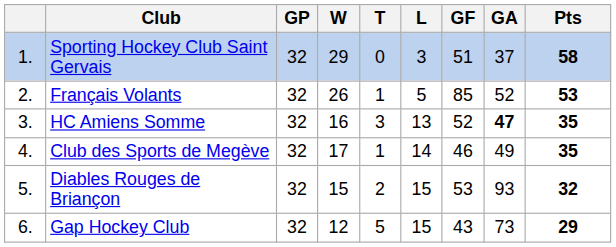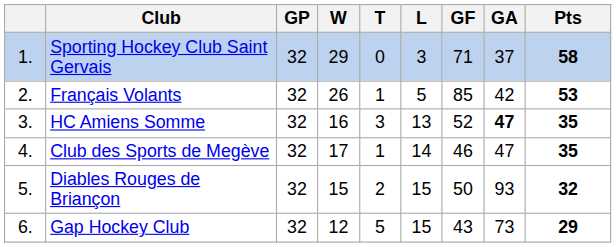(463, 56) 51 -> (463, 56) 71
(504, 94) 52 -> (504, 94) 42
(504, 151) 49 -> (504, 151) 47
(463, 189) 53 -> (463, 189) 50
